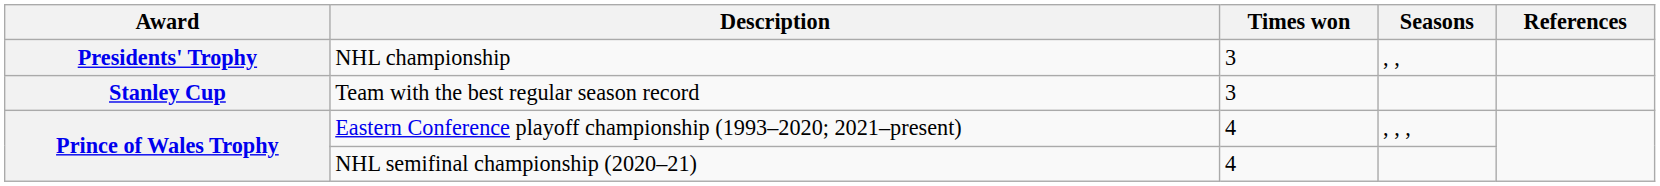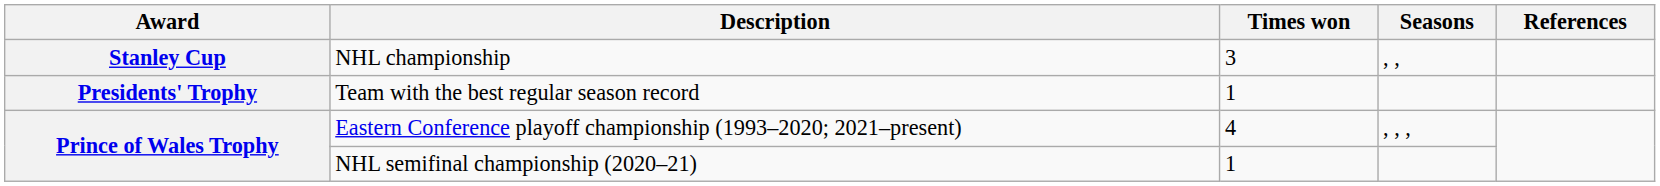(167, 57) Presidents' Trophy -> (167, 57) Stanley Cup
(167, 92) Stanley Cup -> (167, 92) Presidents' Trophy
(1231, 92) 3 -> (1231, 92) 1
(1231, 163) 4 -> (1231, 163) 1
